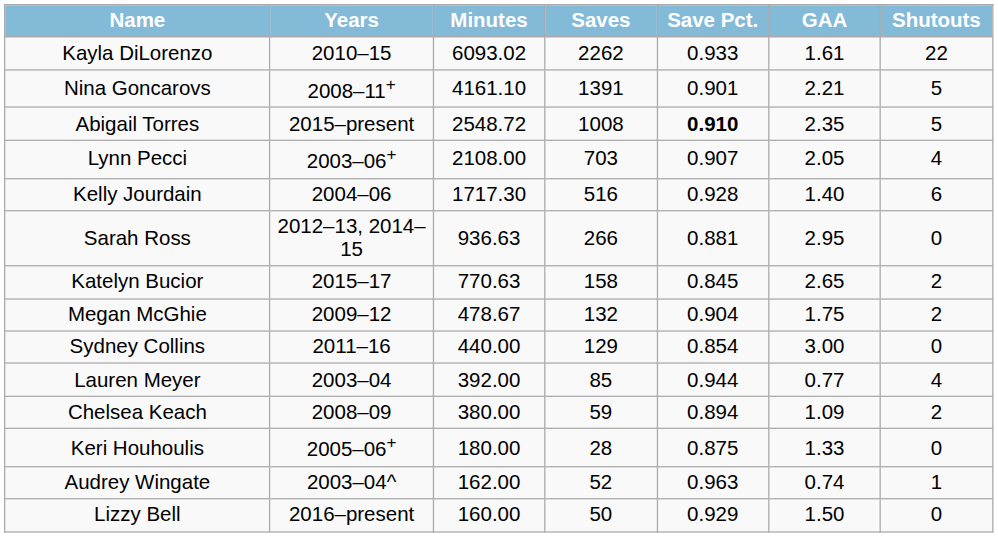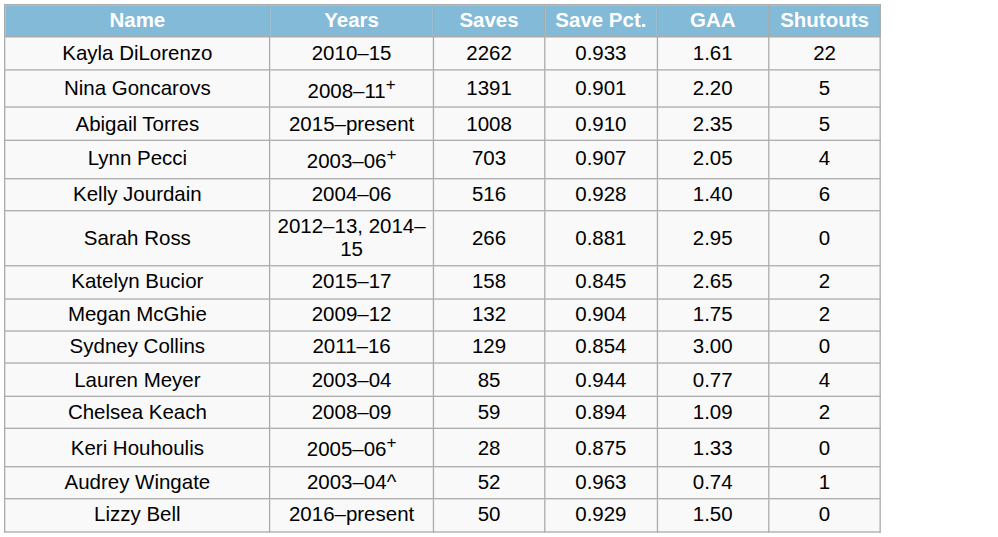- column: (489, 20)
(825, 88) 2.21 -> (713, 88) 2.20
(713, 123) bold -> (601, 123) normal
